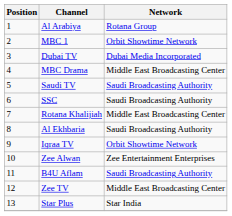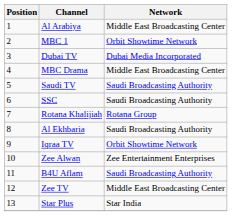(131, 26) Rotana Group -> (166, 26) Middle East Broadcasting Center
(166, 115) Middle East Broadcasting Center -> (131, 115) Rotana Group
